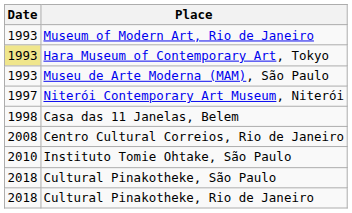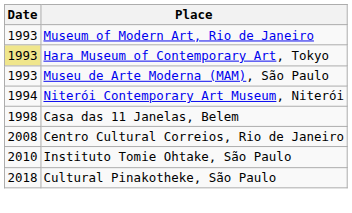(22, 96) 1997 -> (22, 96) 1994
- row: (179, 198)
